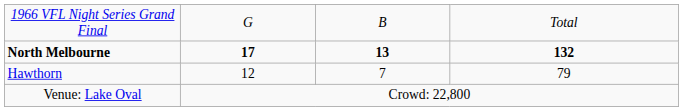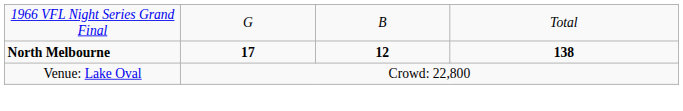(382, 52) 13 -> (382, 52) 12
(564, 52) 132 -> (564, 52) 138
- row: (35, 73)
